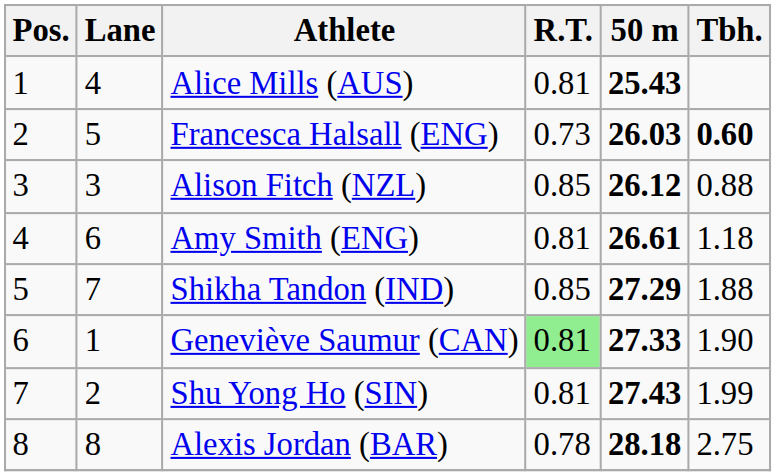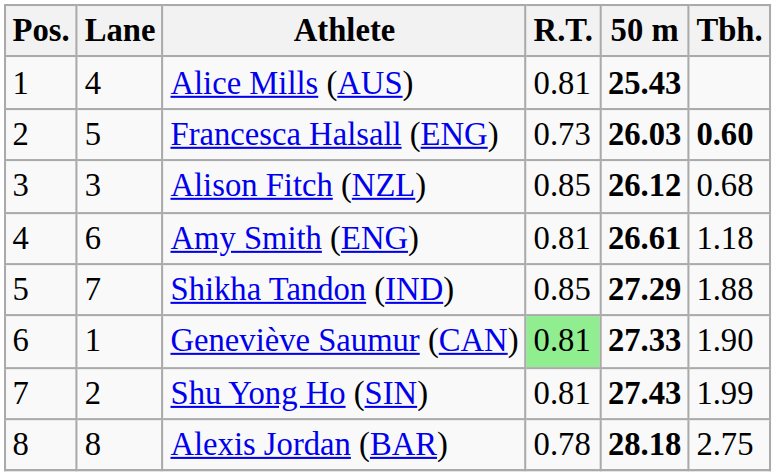(725, 185) 0.88 -> (725, 185) 0.68
